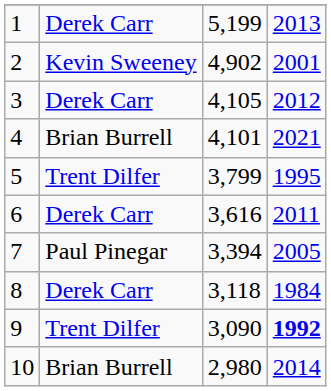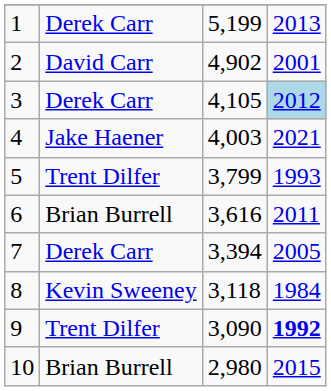(121, 61) Kevin Sweeney -> (99, 61) David Carr
(297, 99) no background -> (297, 99) lightblue background
(109, 137) Brian Burrell -> (104, 137) Jake Haener
(235, 137) 4,101 -> (235, 137) 4,003
(297, 175) 1995 -> (297, 175) 1993
(99, 213) Derek Carr -> (109, 213) Brian Burrell
(106, 251) Paul Pinegar -> (99, 251) Derek Carr
(99, 289) Derek Carr -> (121, 289) Kevin Sweeney
(297, 366) 2014 -> (297, 366) 2015
